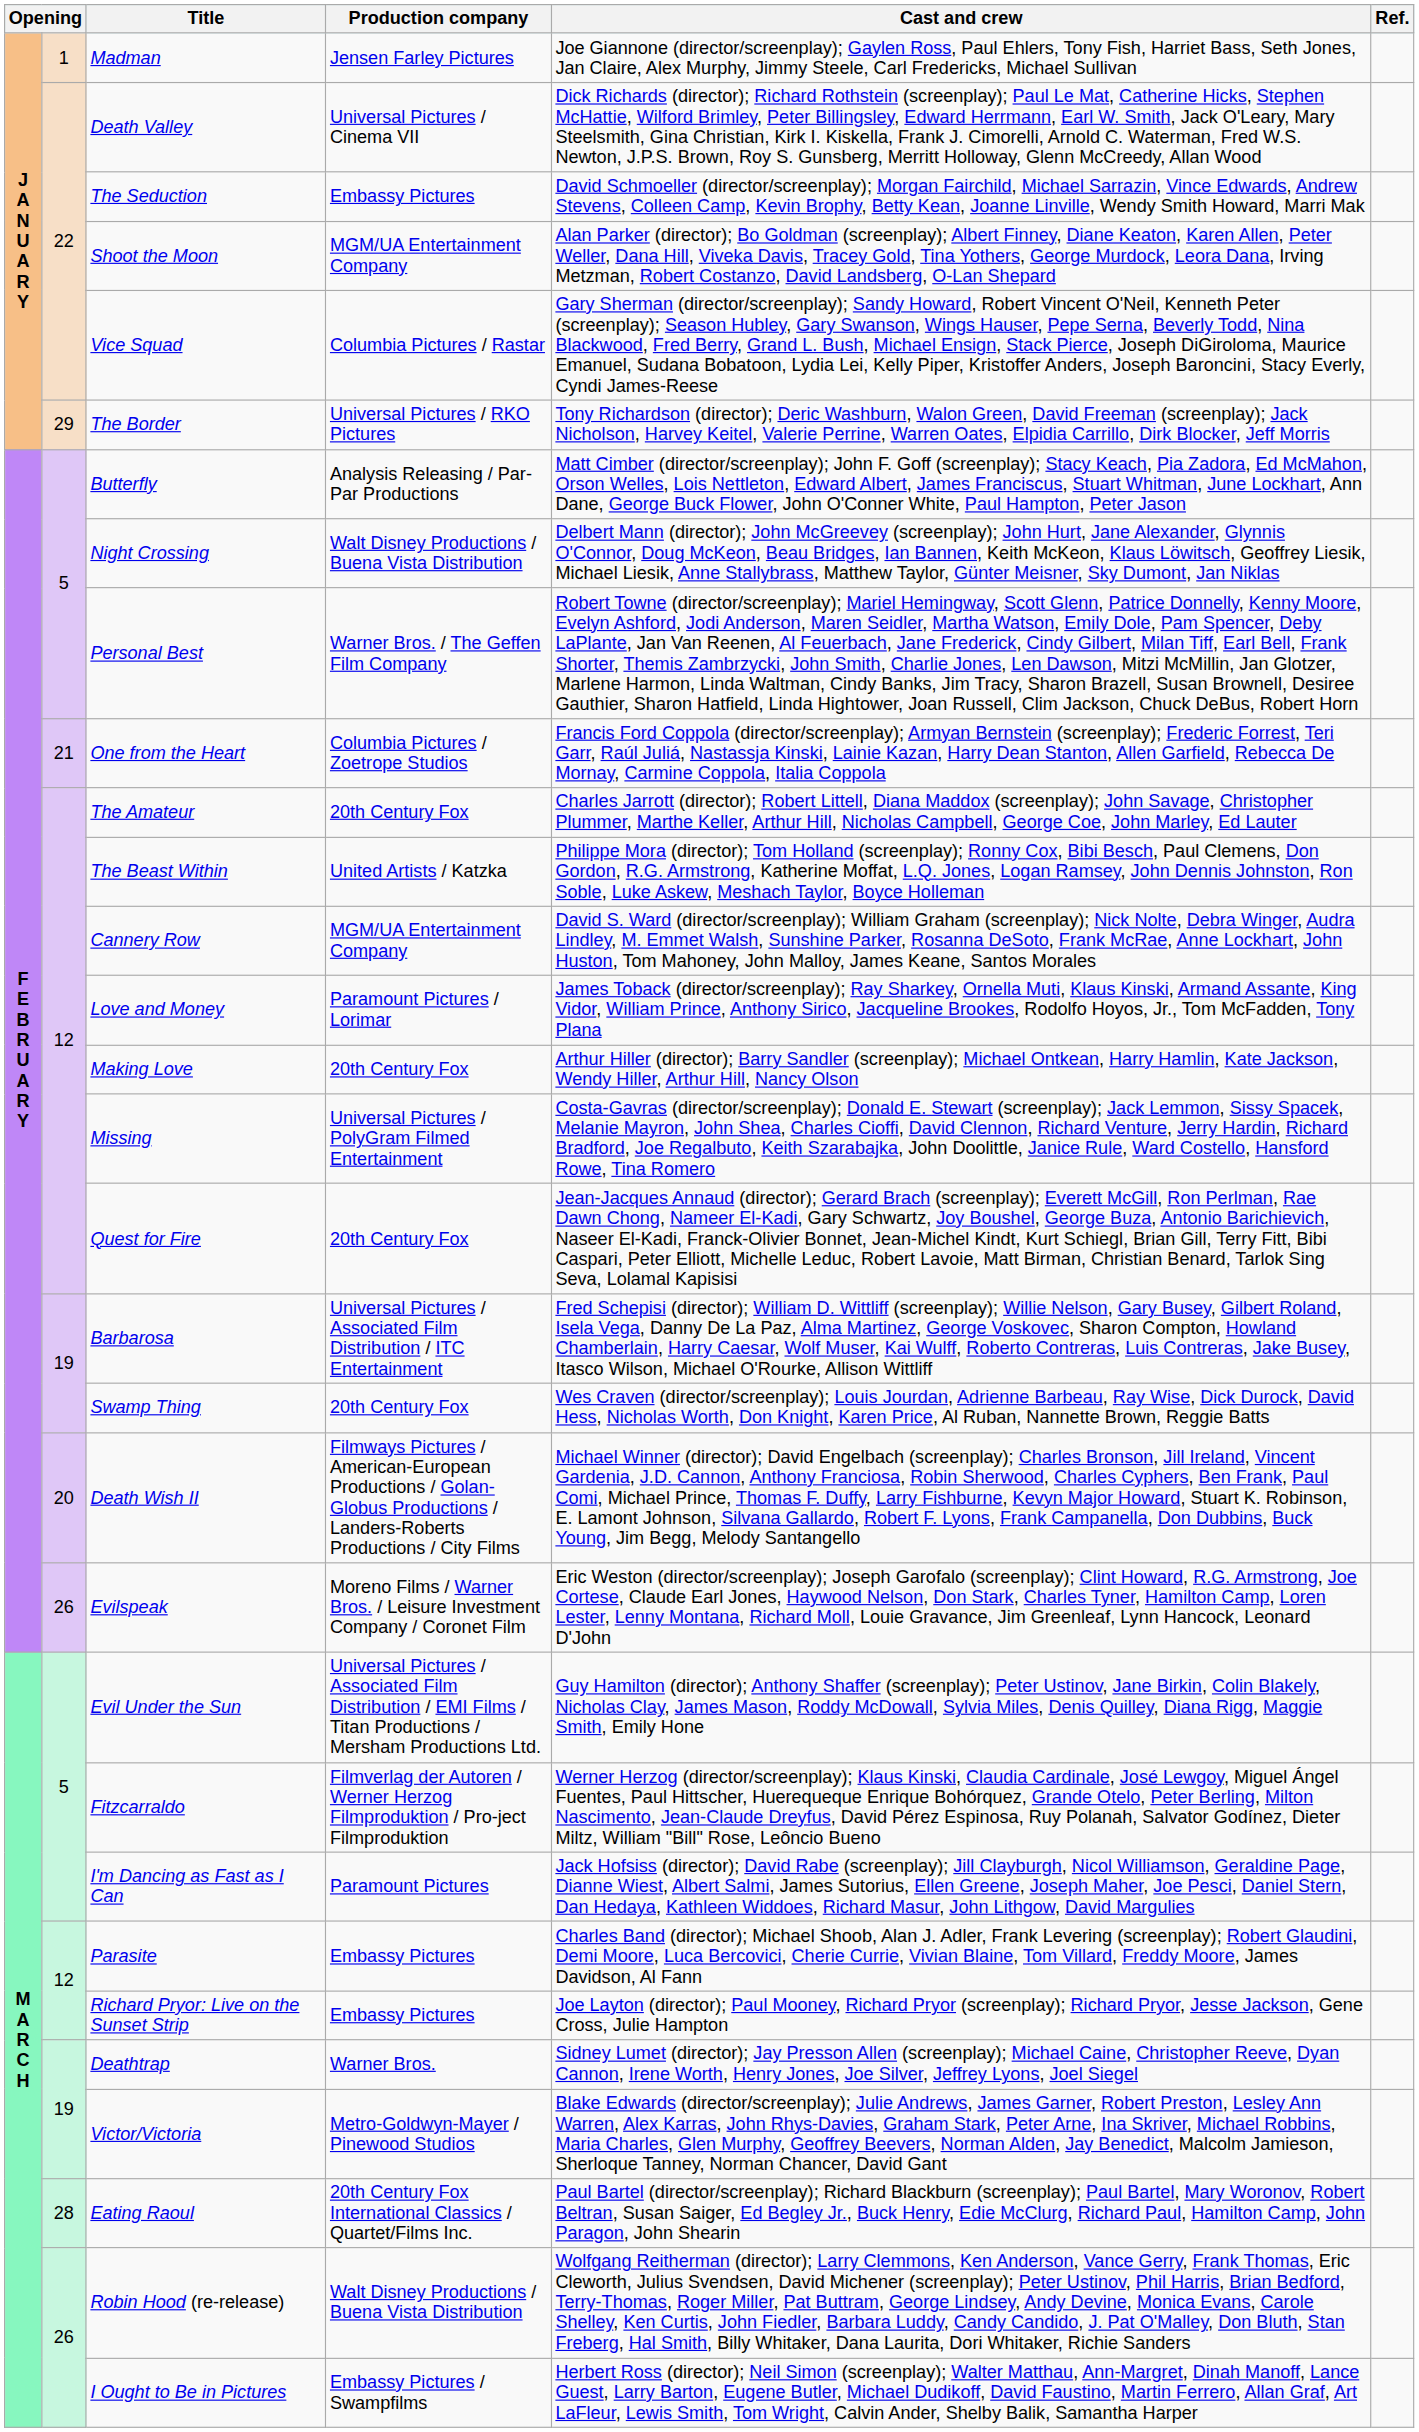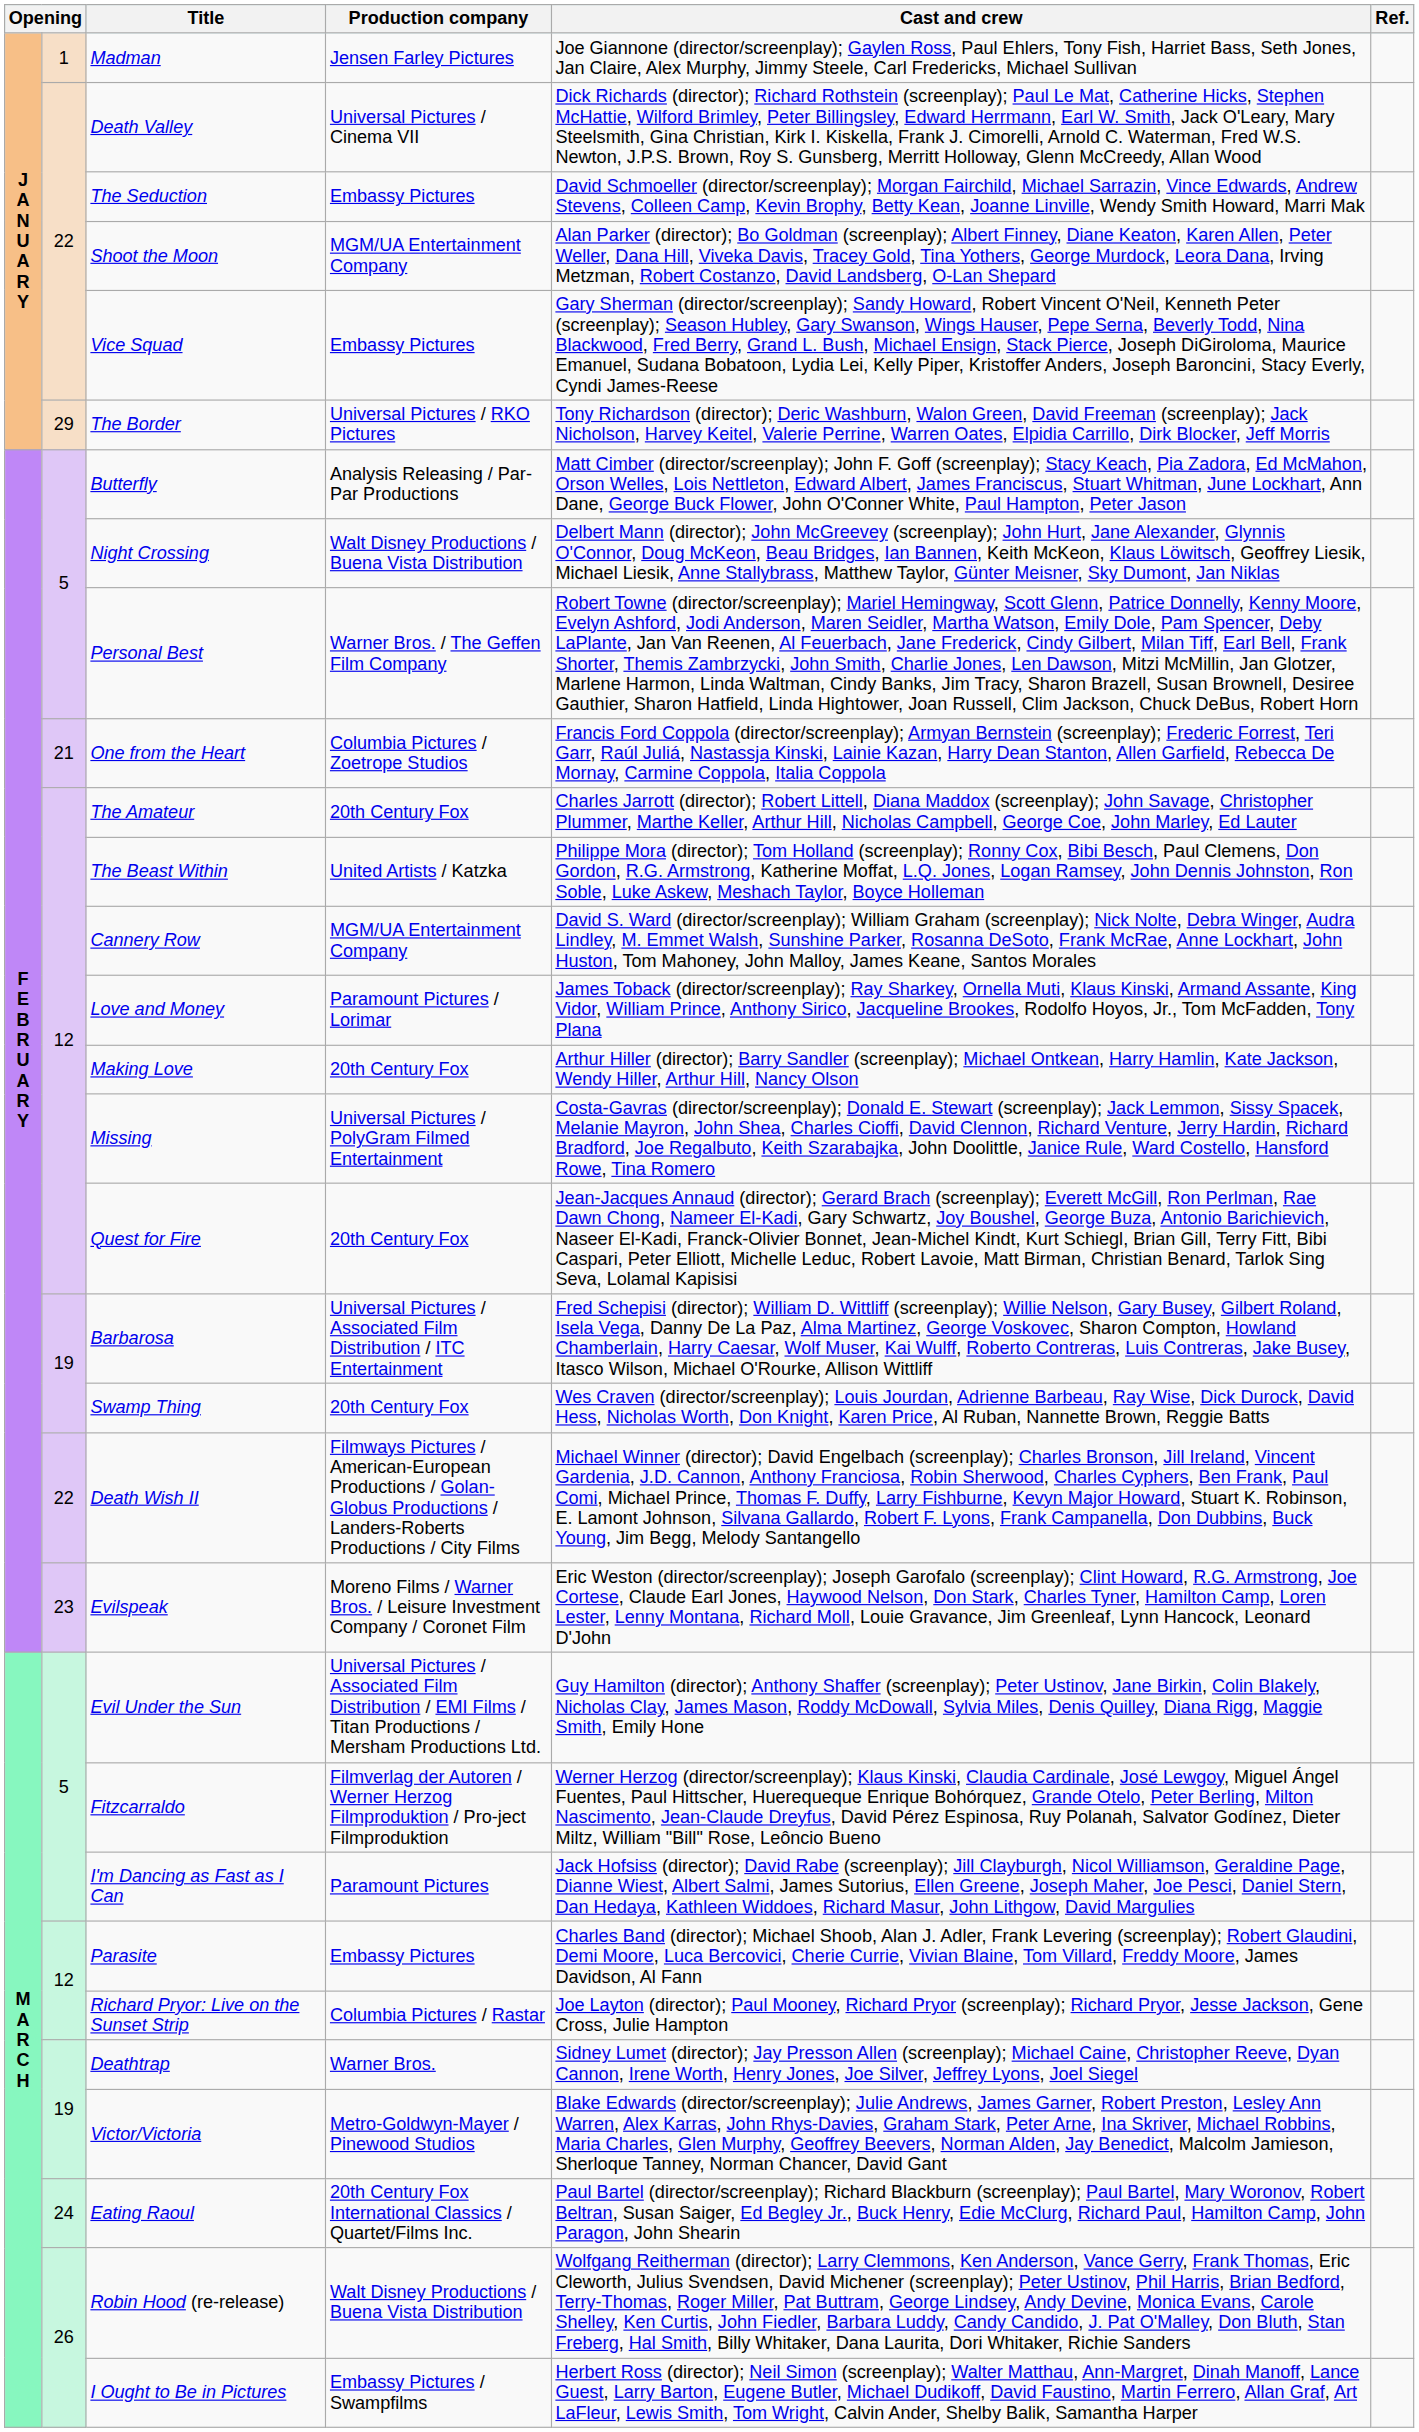(437, 345) Columbia Pictures / Rastar -> (402, 345) Embassy Pictures
(64, 1497) 20 -> (64, 1497) 22
(64, 1607) 26 -> (64, 1607) 23
(402, 2015) Embassy Pictures -> (437, 2015) Columbia Pictures / Rastar
(64, 2213) 28 -> (64, 2213) 24
